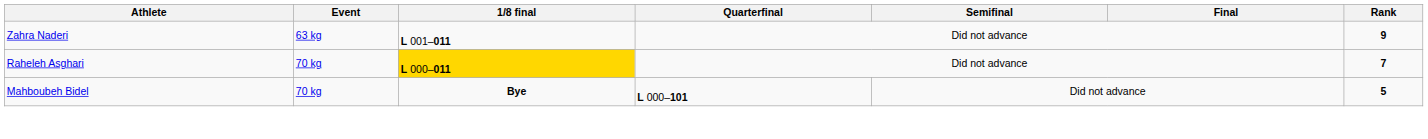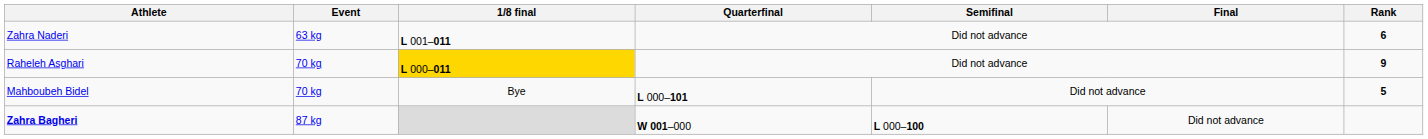(1384, 36) 9 -> (1384, 36) 6
(1384, 64) 7 -> (1384, 64) 9
(517, 92) bold -> (517, 92) normal
+ row: (42, 120)
